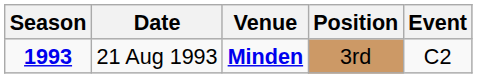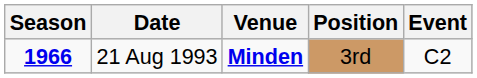(48, 56) 1993 -> (48, 56) 1966
